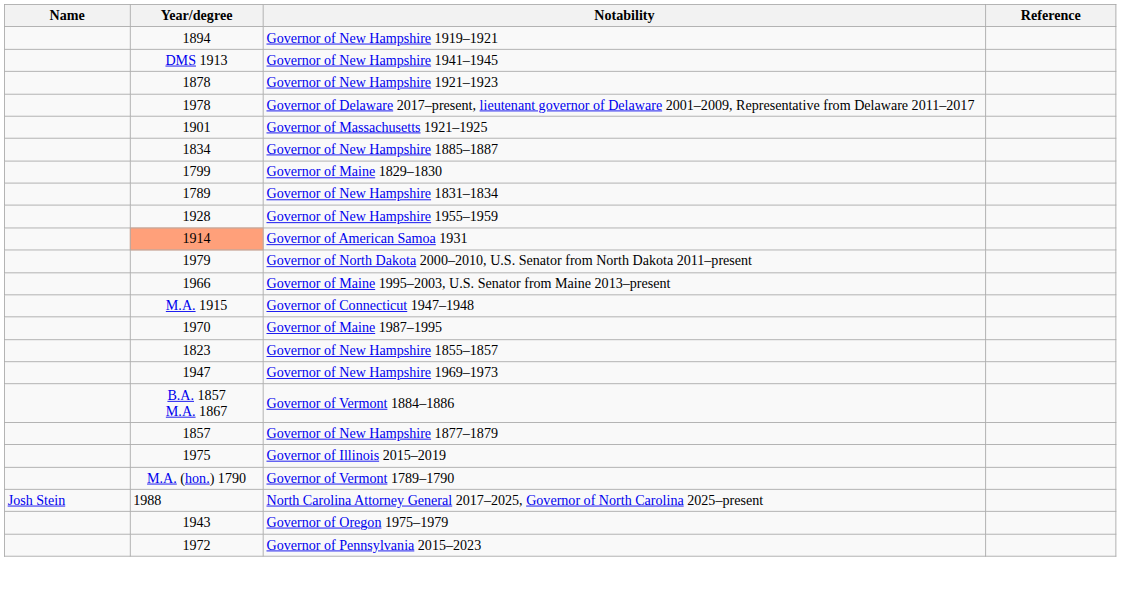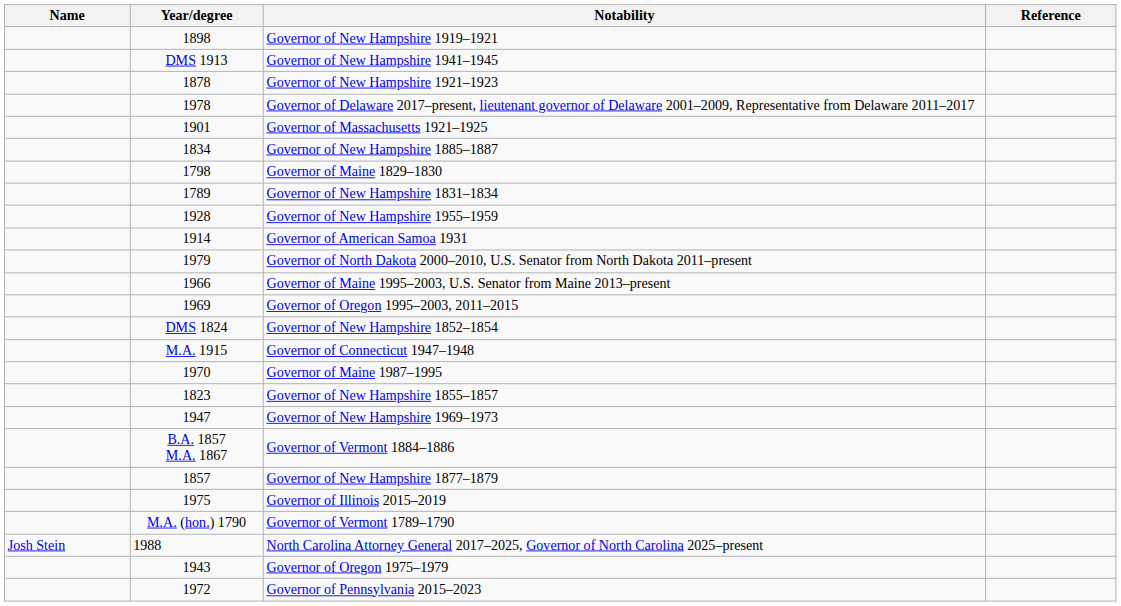(197, 37) 1894 -> (197, 37) 1898
(197, 171) 1799 -> (197, 171) 1798
(197, 238) lightsalmon background -> (197, 238) no background
+ row: (392, 305)
+ row: (382, 328)
